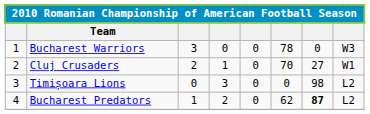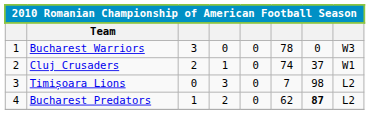(287, 67) 70 -> (287, 67) 74
(318, 67) 27 -> (318, 67) 37
(287, 84) 0 -> (287, 84) 7
